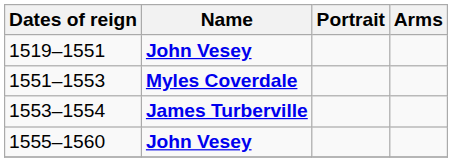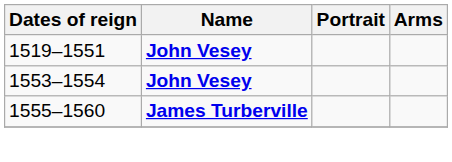- row: (57, 80)
(227, 111) James Turberville -> (199, 80) John Vesey
(199, 141) John Vesey -> (227, 111) James Turberville
